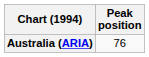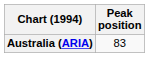(120, 43) 76 -> (120, 43) 83
